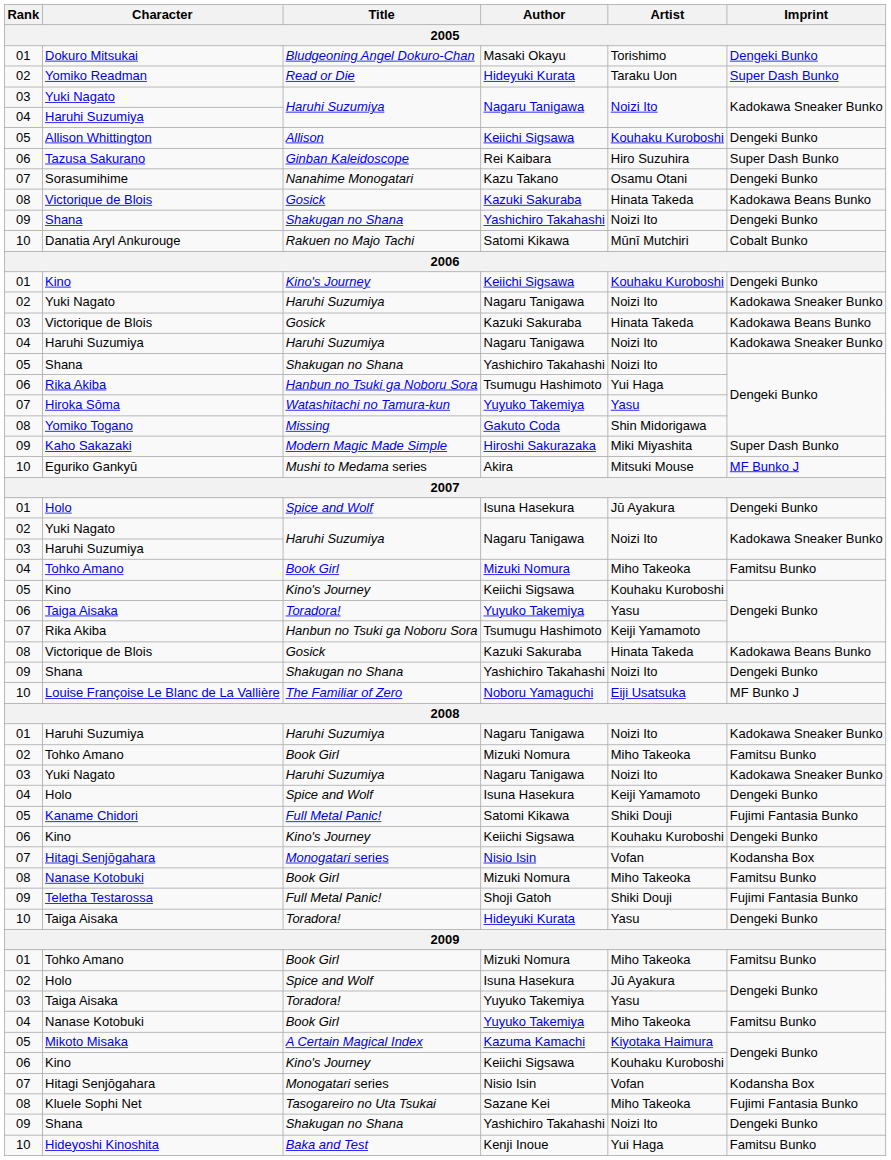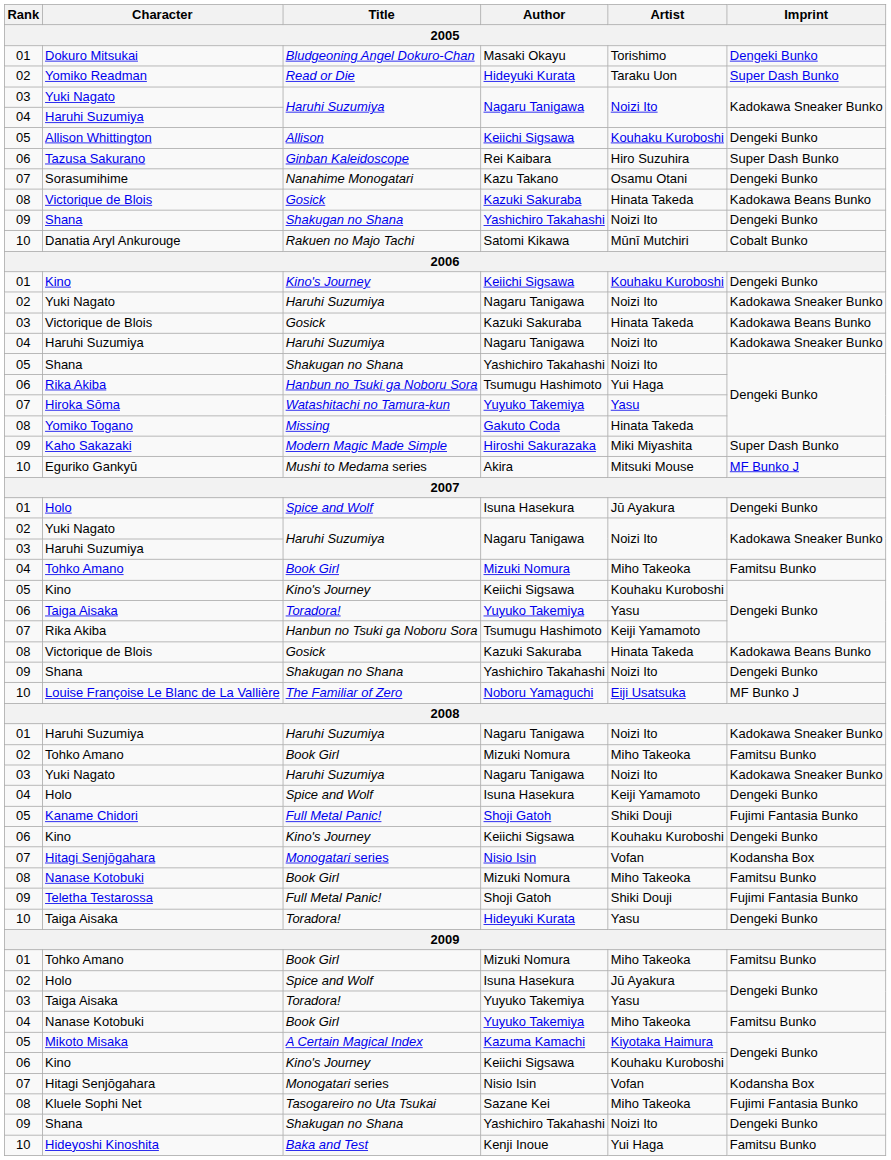(659, 425) Shin Midorigawa -> (652, 425) Hinata Takeda
(526, 816) Satomi Kikawa -> (517, 816) Shoji Gatoh
